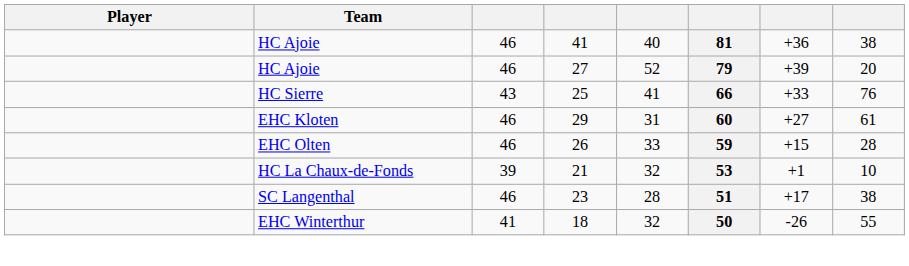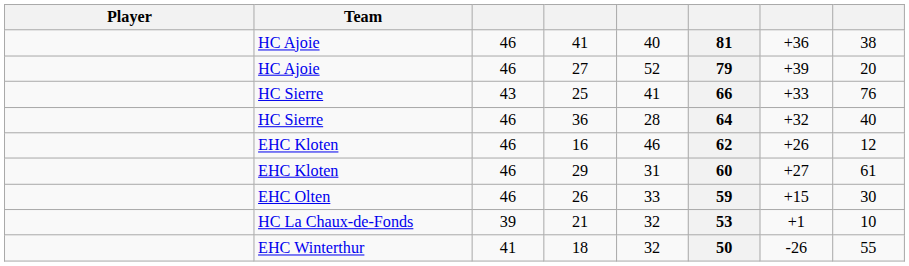+ row: (580, 119)
+ row: (580, 145)
(868, 145) 28 -> (868, 196) 30
- row: (580, 196)
